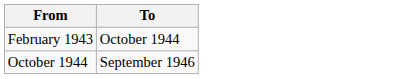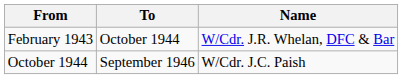+ column: (298, 16)
